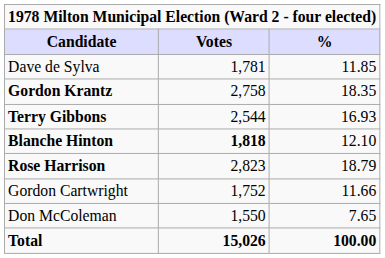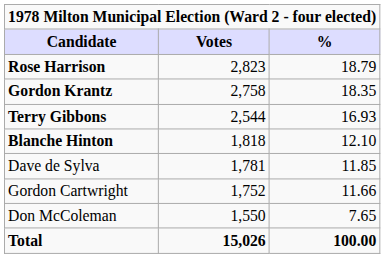rows swapped: (57, 166) <-> (54, 66)
(248, 141) bold -> (248, 141) normal
